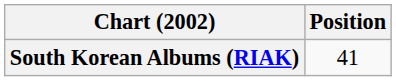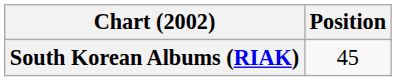(348, 57) 41 -> (348, 57) 45
